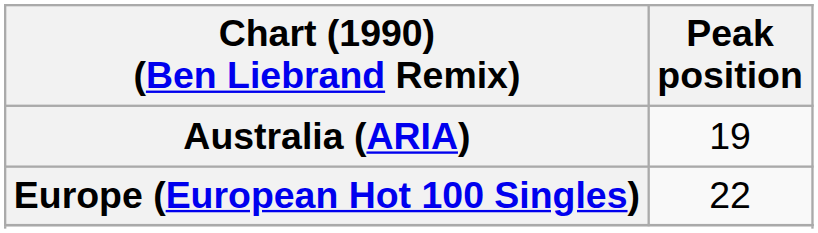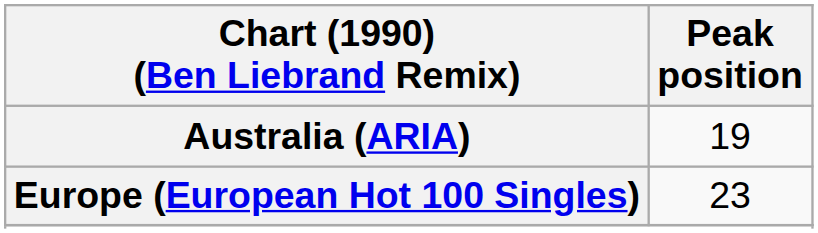(730, 195) 22 -> (730, 195) 23
